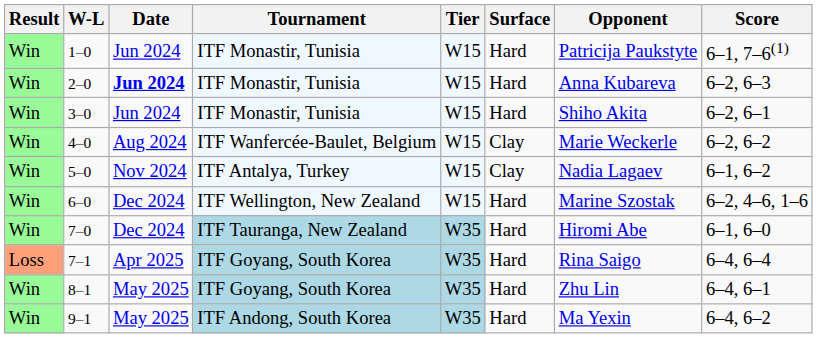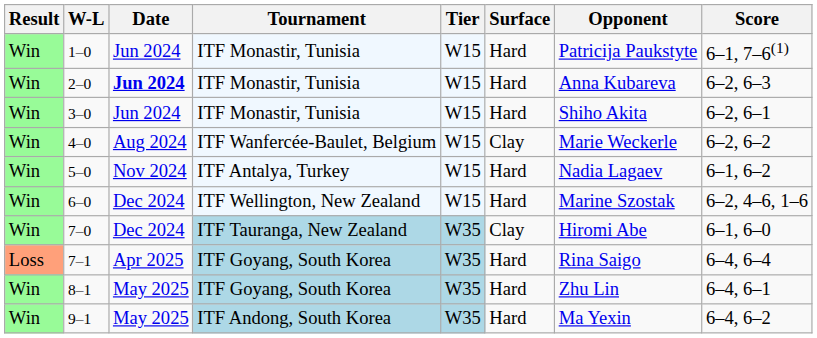(507, 171) Clay -> (508, 171) Hard
(508, 230) Hard -> (507, 230) Clay
